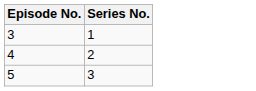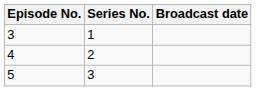+ column: (202, 14)
